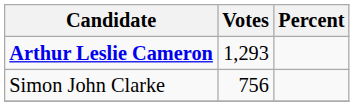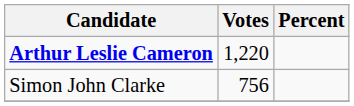(246, 52) 1,293 -> (246, 52) 1,220
